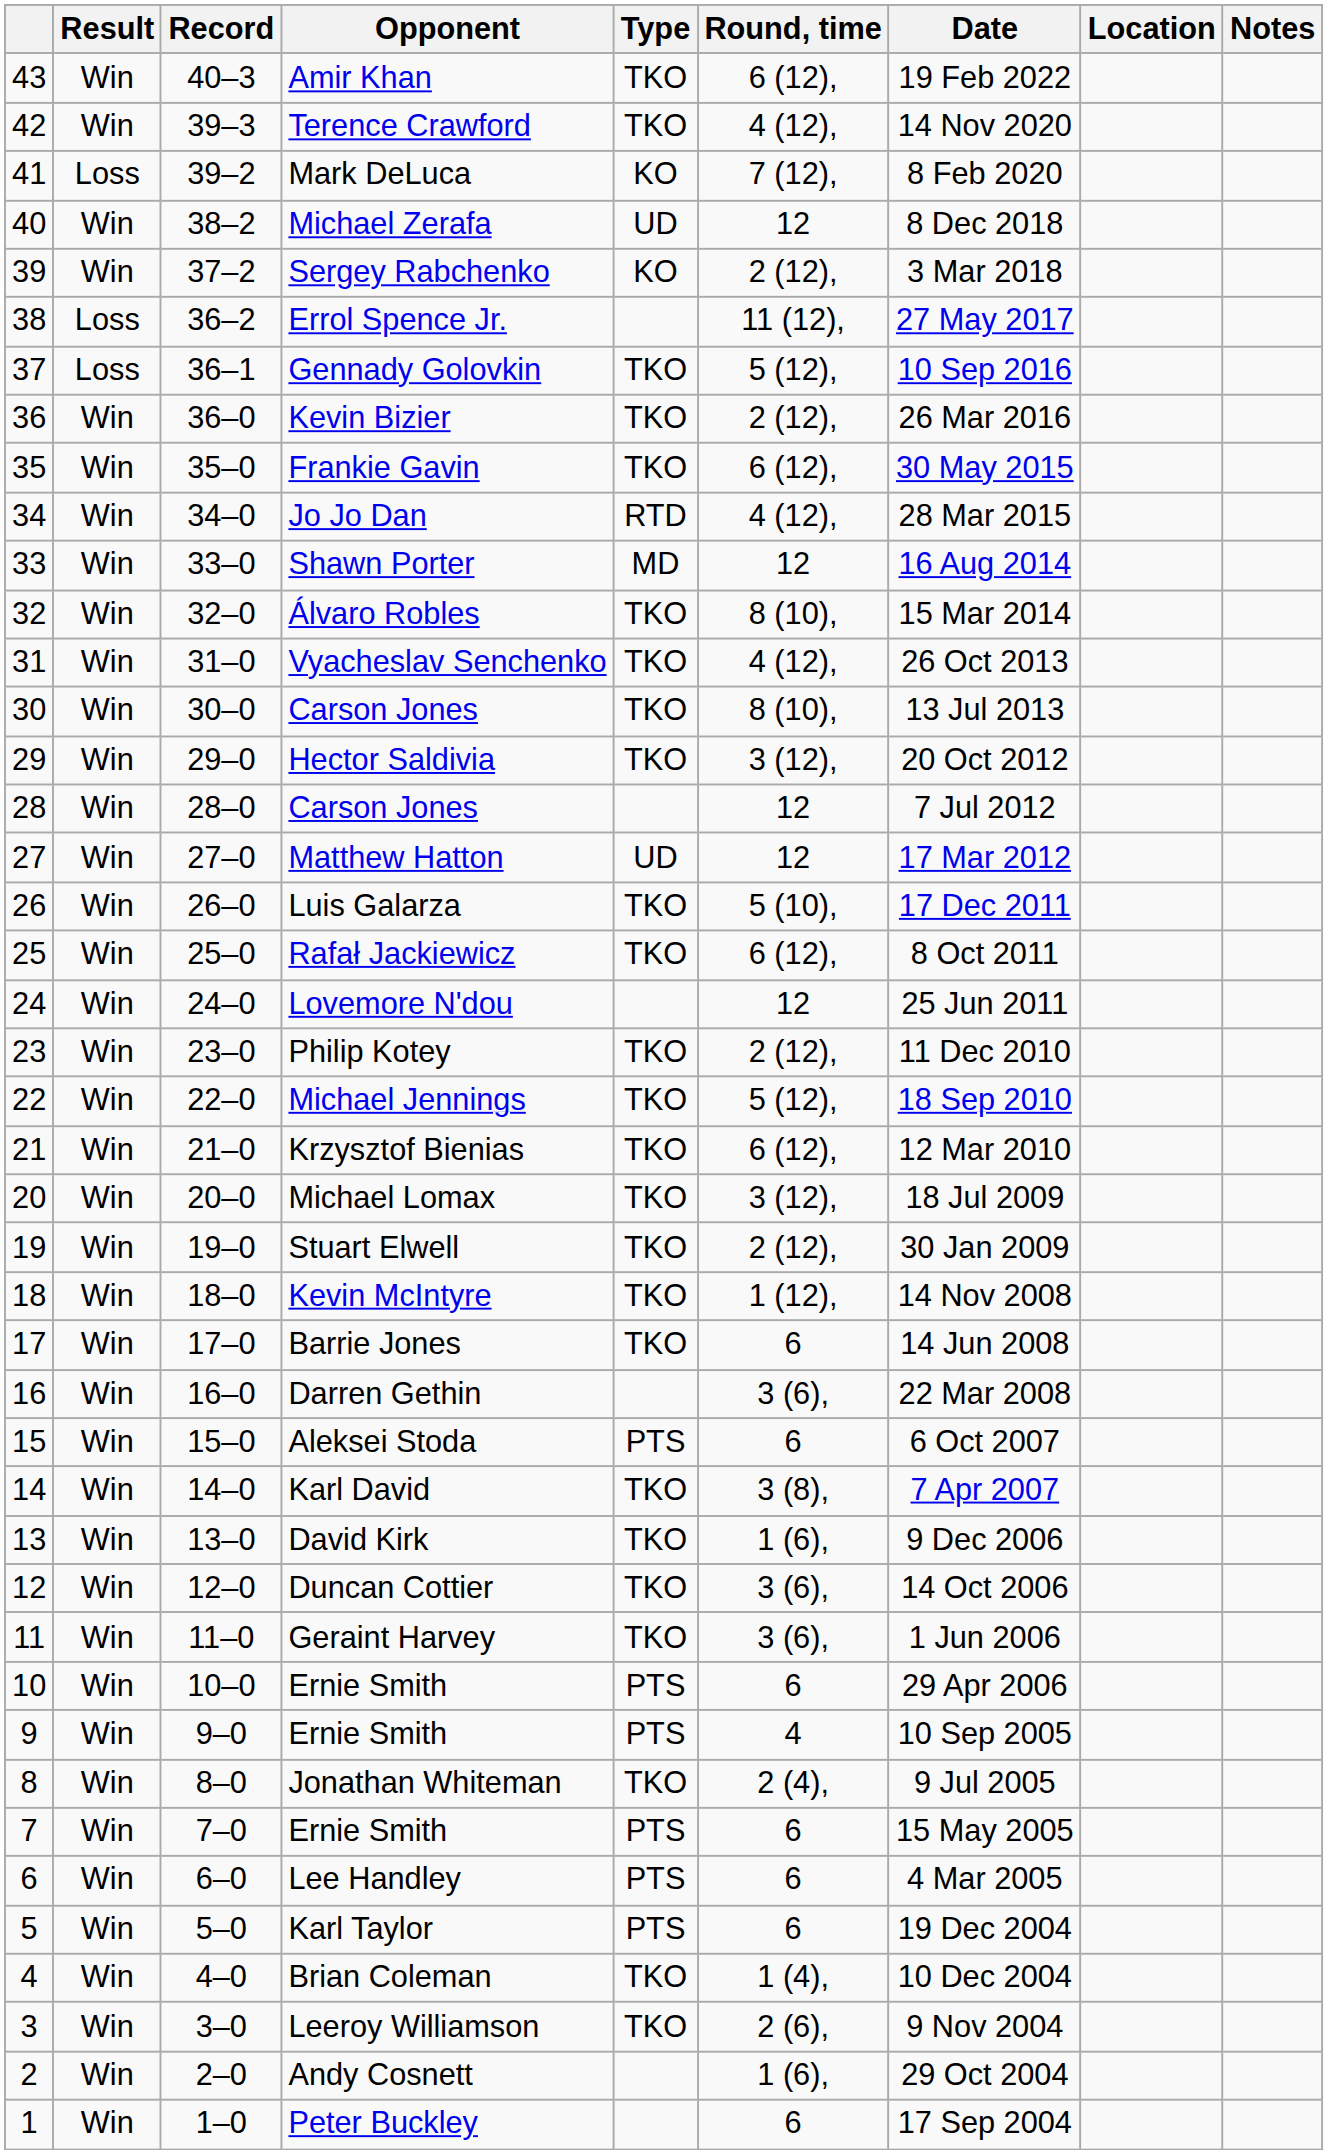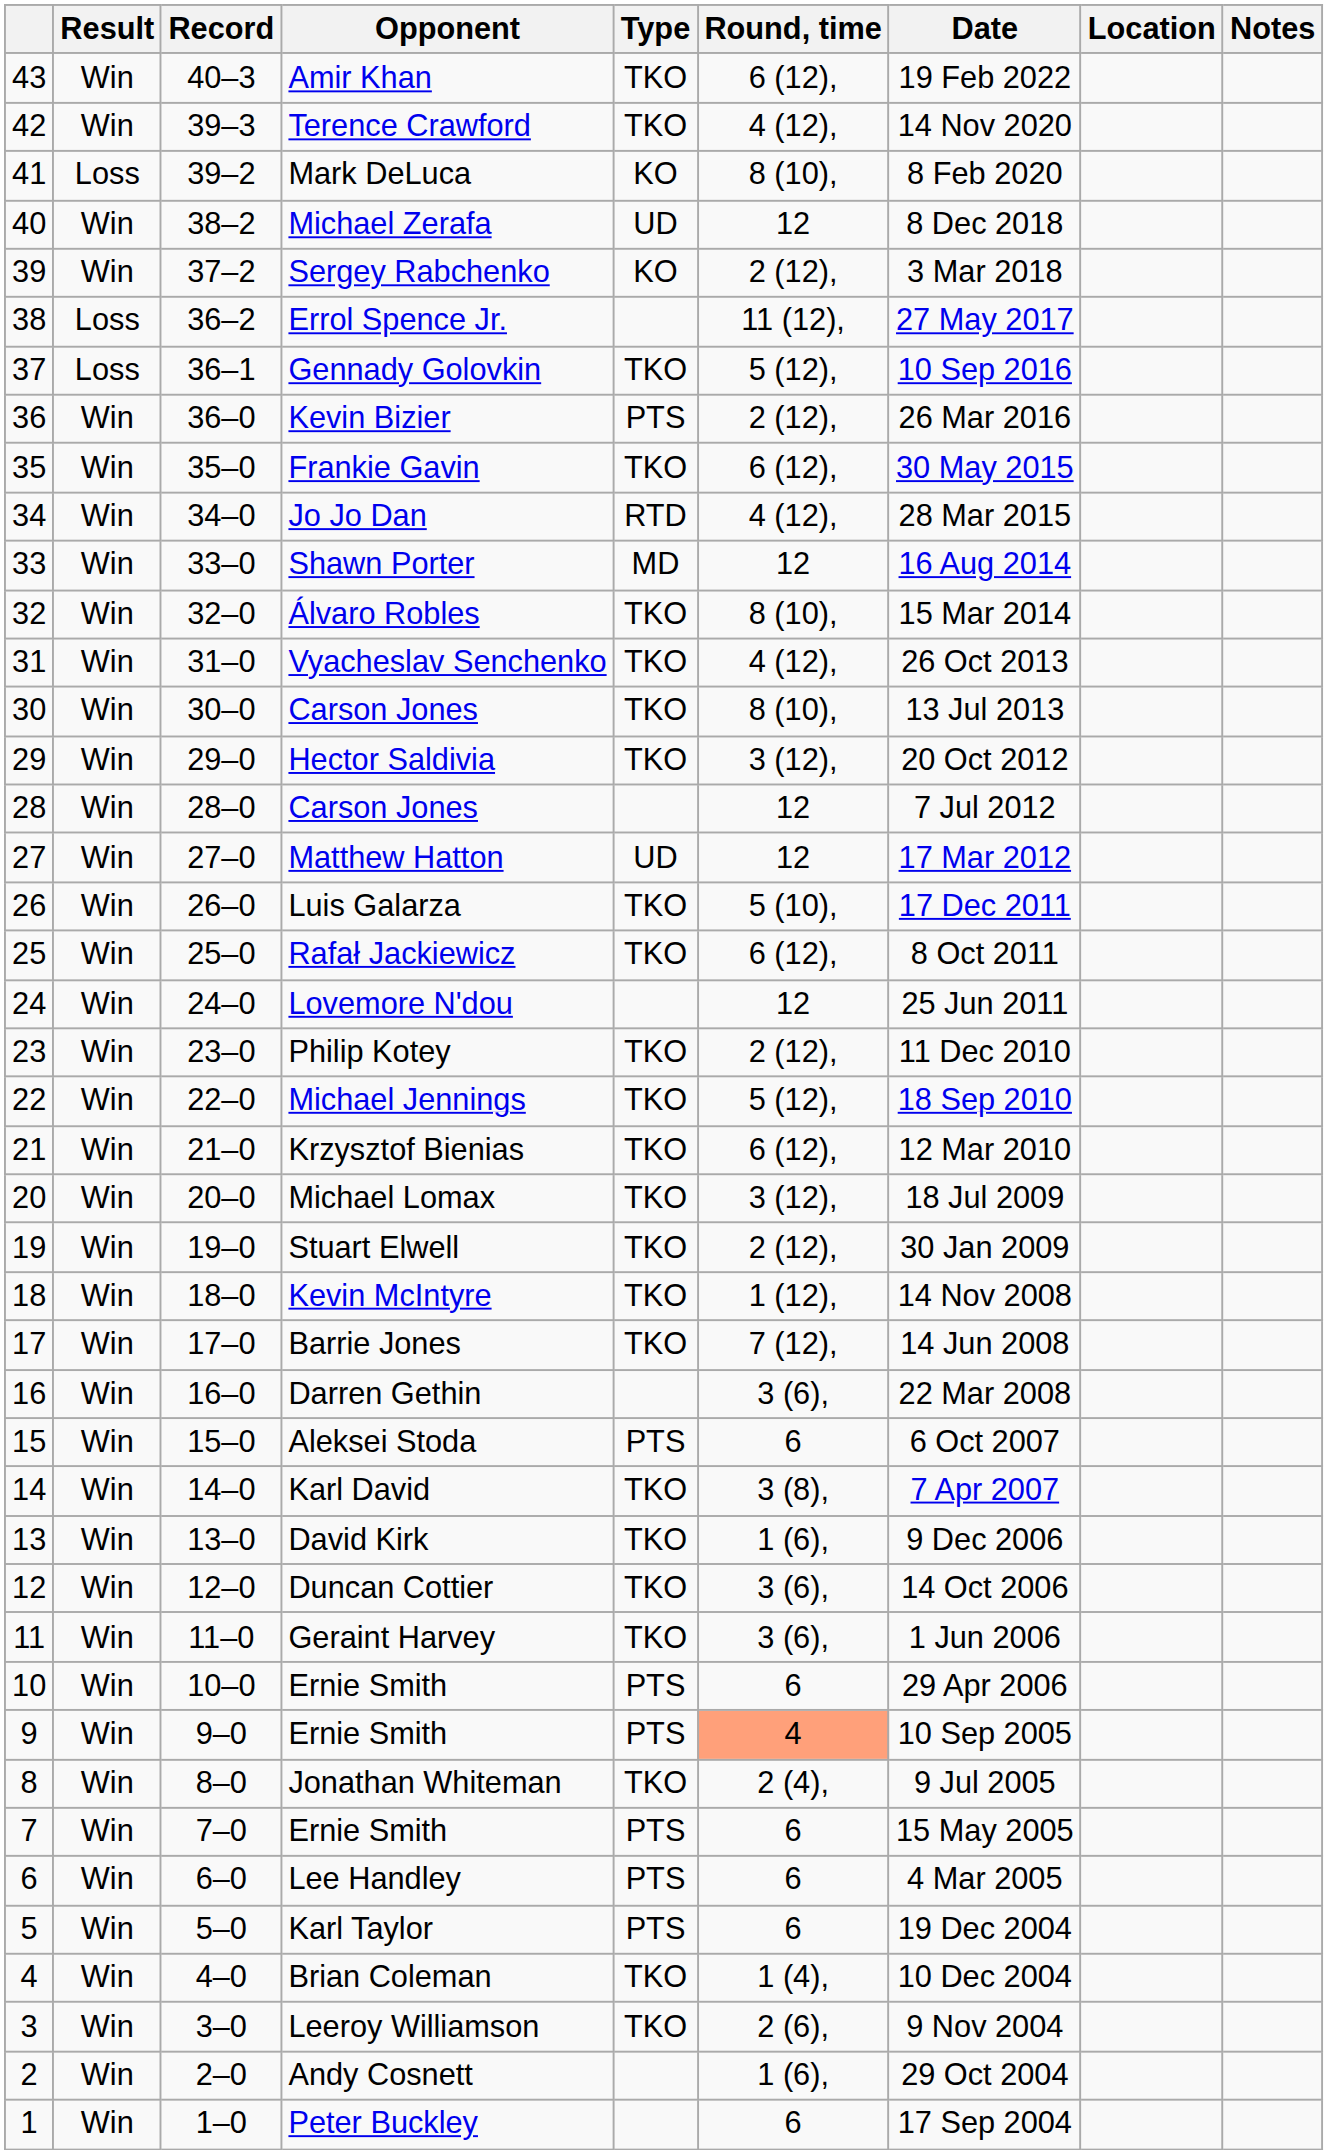(793, 175) 7 (12), -> (793, 175) 8 (10),
(655, 418) TKO -> (656, 418) PTS
(793, 1344) 6 -> (793, 1344) 7 (12),
(793, 1734) no background -> (793, 1734) lightsalmon background
